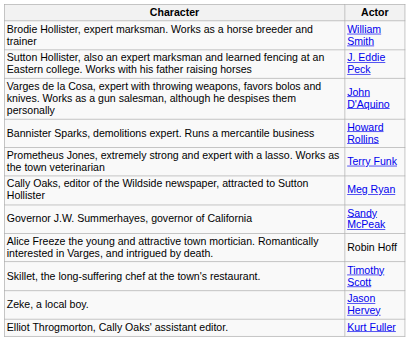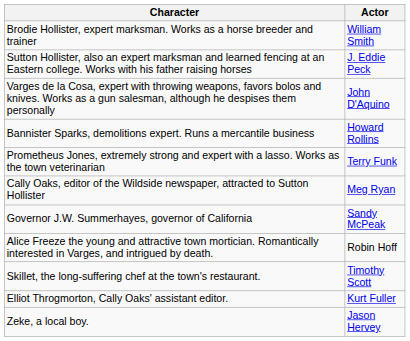rows swapped: (117, 327) <-> (48, 305)
